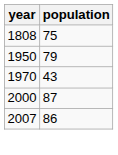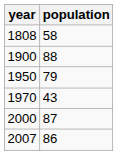(50, 35) 75 -> (50, 35) 58
+ row: (22, 56)
